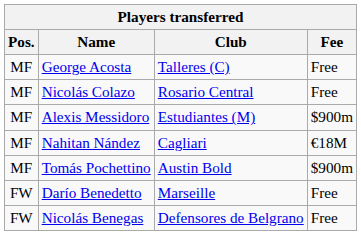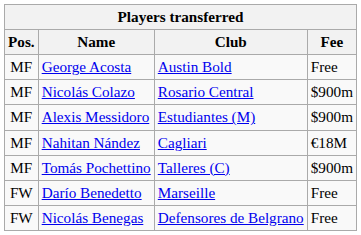(194, 67) Talleres (C) -> (195, 67) Austin Bold
(324, 92) Free -> (332, 92) $900m
(195, 167) Austin Bold -> (194, 167) Talleres (C)
